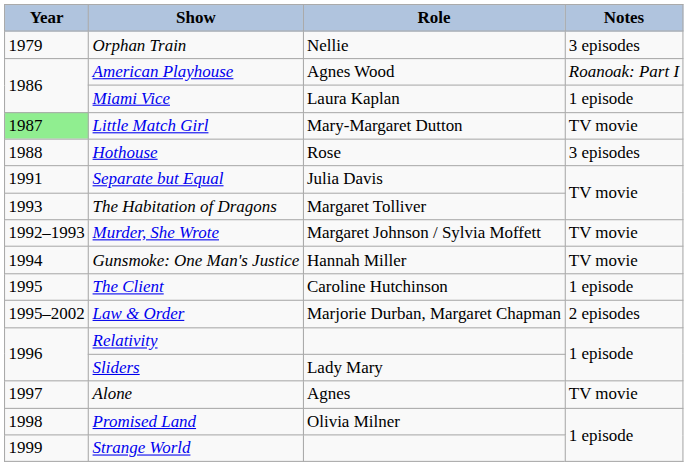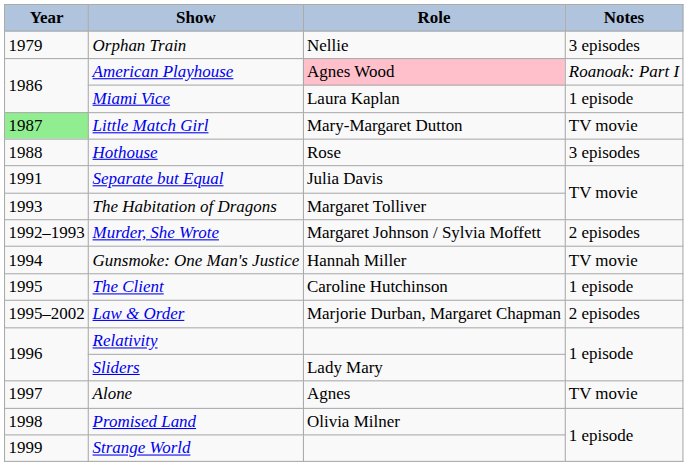(351, 71) no background -> (351, 71) pink background
(603, 233) TV movie -> (604, 233) 2 episodes
